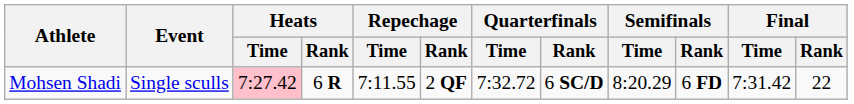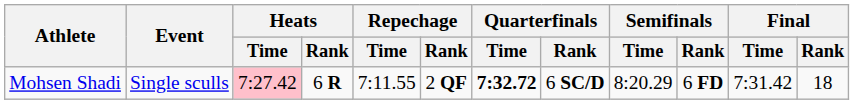(506, 83) normal -> (507, 83) bold
(822, 83) 22 -> (823, 83) 18
